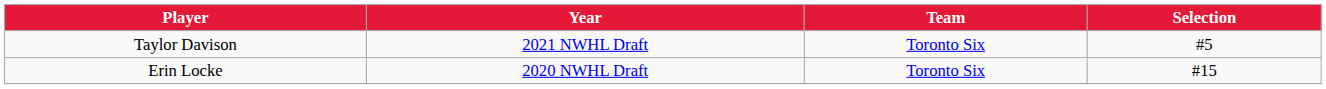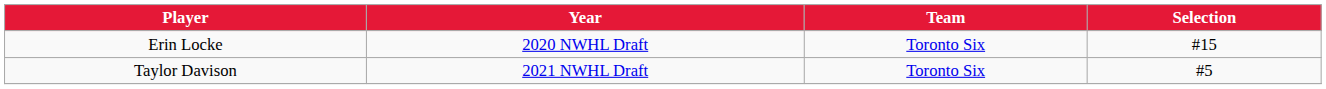rows swapped: (185, 70) <-> (185, 44)
